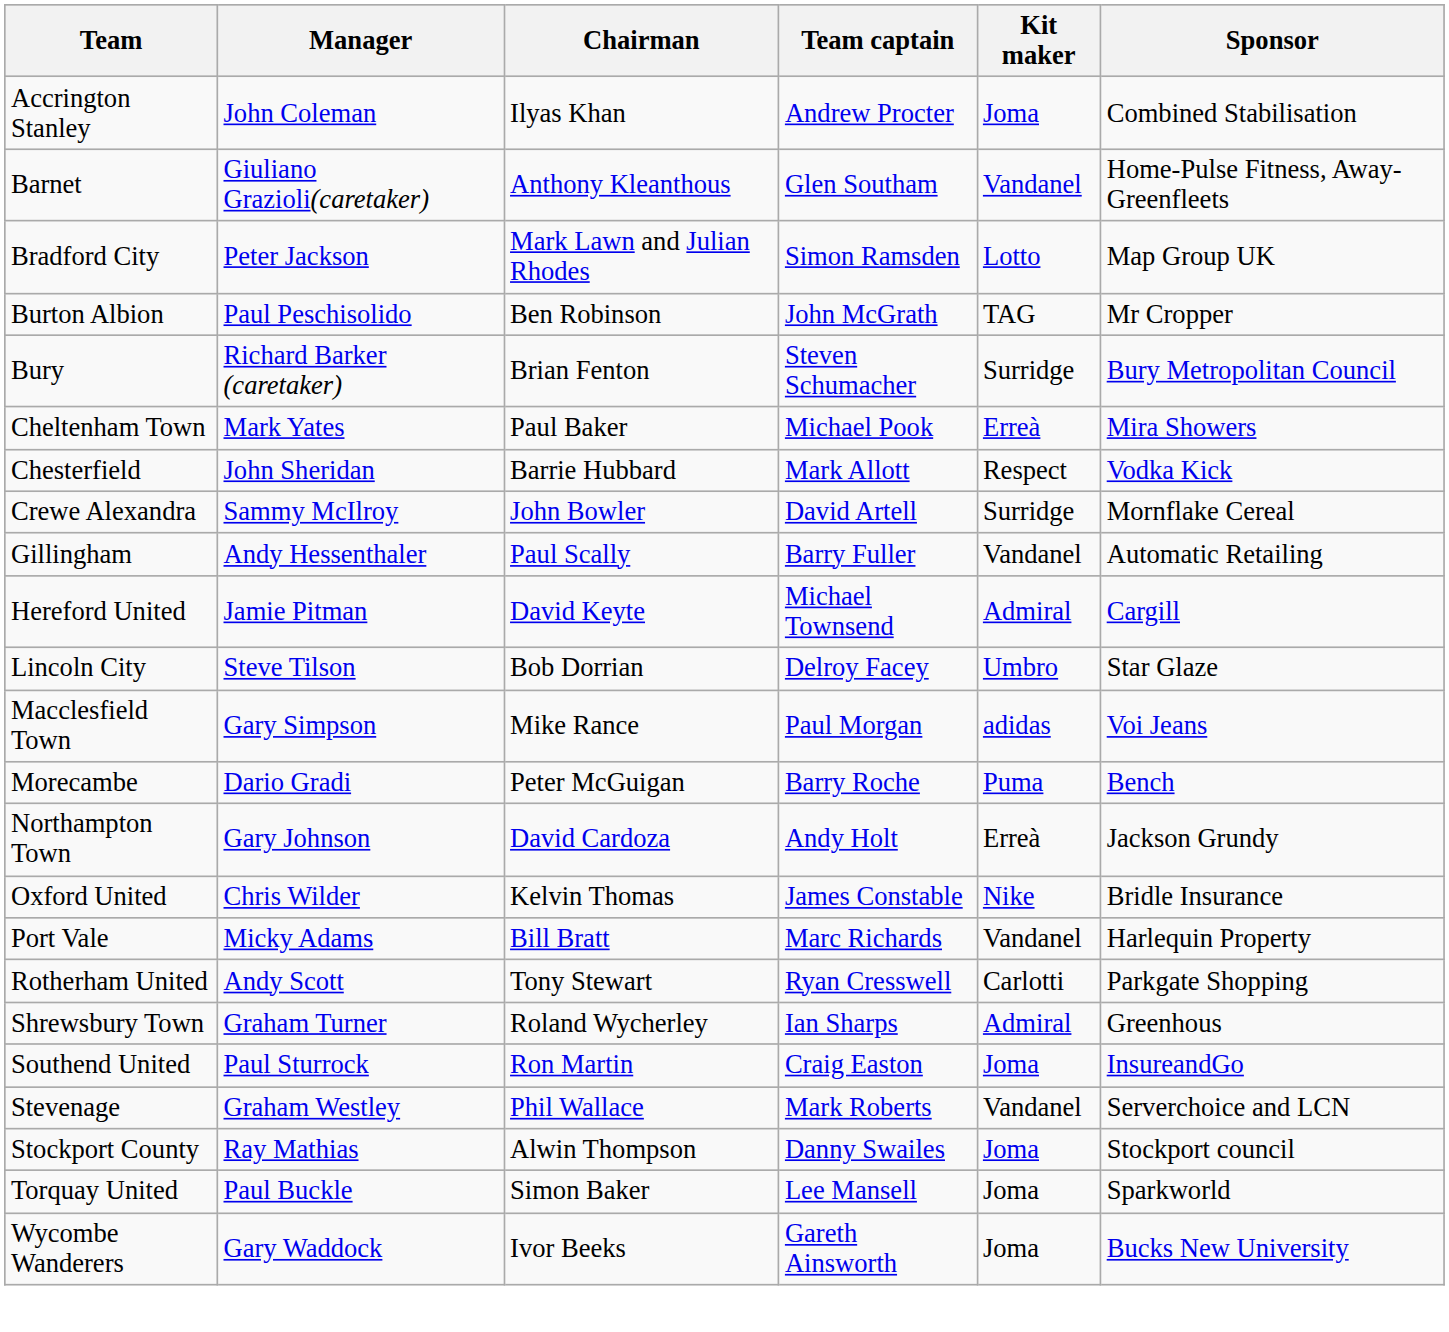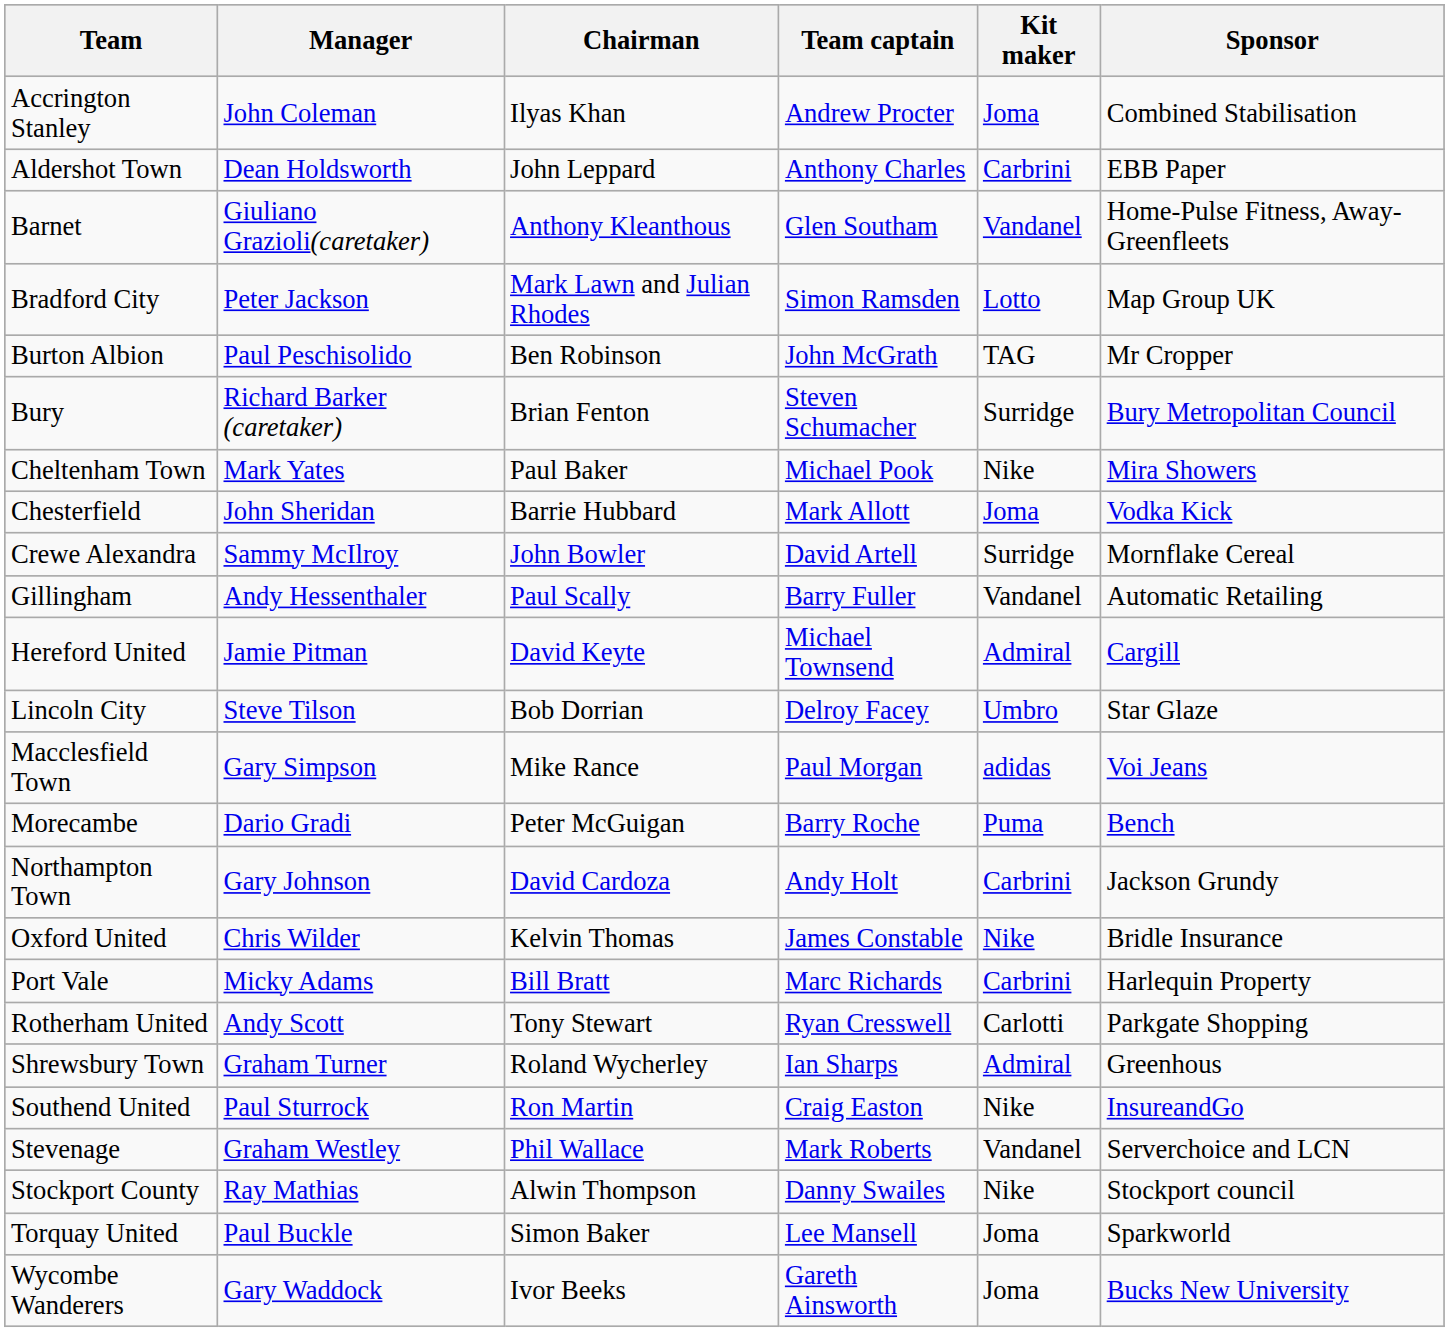+ row: (96, 169)
(1012, 427) Erreà -> (1009, 469) Nike
(1025, 469) Respect -> (1011, 511) Joma
(1012, 839) Erreà -> (1027, 881) Carbrini
(1032, 938) Vandanel -> (1027, 980) Carbrini
(1011, 1064) Joma -> (1009, 1107) Nike
(1011, 1149) Joma -> (1009, 1191) Nike
